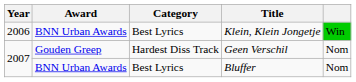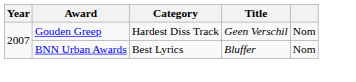- row: (272, 31)
